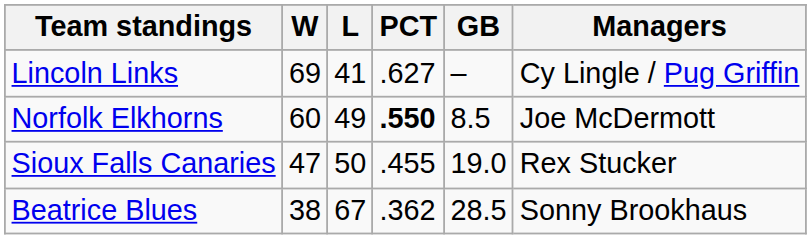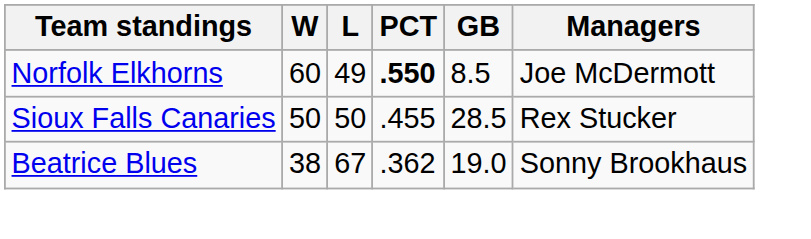- row: (95, 73)
(305, 164) 47 -> (305, 118) 50
(478, 164) 19.0 -> (478, 118) 28.5
(478, 210) 28.5 -> (478, 164) 19.0
